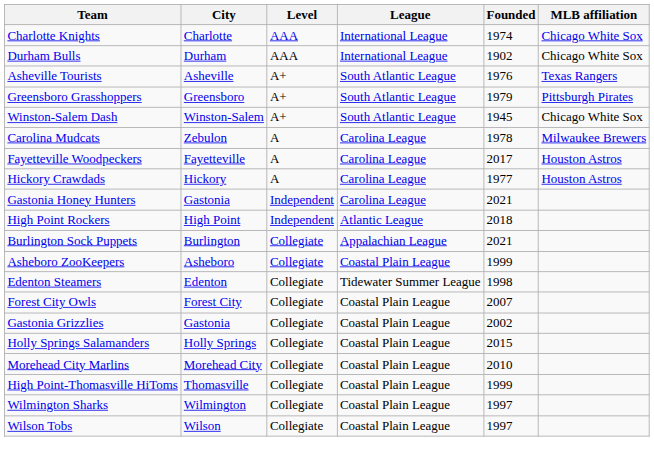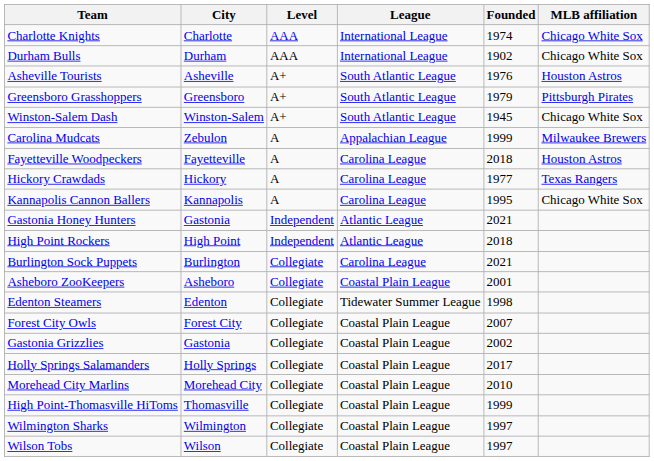(579, 76) Texas Rangers -> (582, 76) Houston Astros
(383, 138) Carolina League -> (393, 138) Appalachian League
(499, 138) 1978 -> (499, 138) 1999
(499, 158) 2017 -> (499, 158) 2018
(582, 179) Houston Astros -> (579, 179) Texas Rangers
+ row: (79, 199)
(383, 199) Carolina League -> (381, 220) Atlantic League
(393, 240) Appalachian League -> (383, 261) Carolina League
(499, 261) 1999 -> (499, 281) 2001
(499, 343) 2015 -> (499, 364) 2017
